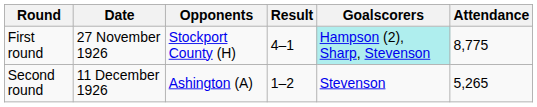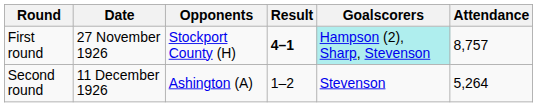(282, 45) normal -> (282, 45) bold
(471, 45) 8,775 -> (471, 45) 8,757
(471, 83) 5,265 -> (471, 83) 5,264
